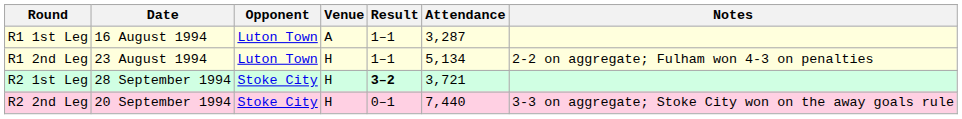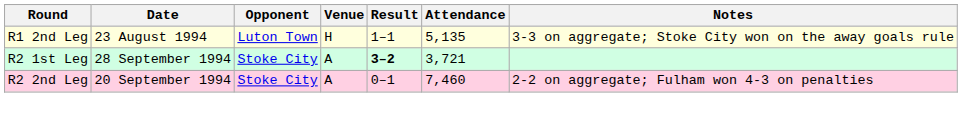- row: (48, 37)
(445, 59) 5,134 -> (445, 37) 5,135
(693, 59) 2-2 on aggregate; Fulham won 4-3 on penalties -> (733, 37) 3-3 on aggregate; Stoke City won on the away goals rule
(328, 81) H -> (328, 59) A
(328, 103) H -> (328, 81) A
(445, 103) 7,440 -> (445, 81) 7,460
(733, 103) 3-3 on aggregate; Stoke City won on the away goals rule -> (693, 81) 2-2 on aggregate; Fulham won 4-3 on penalties
